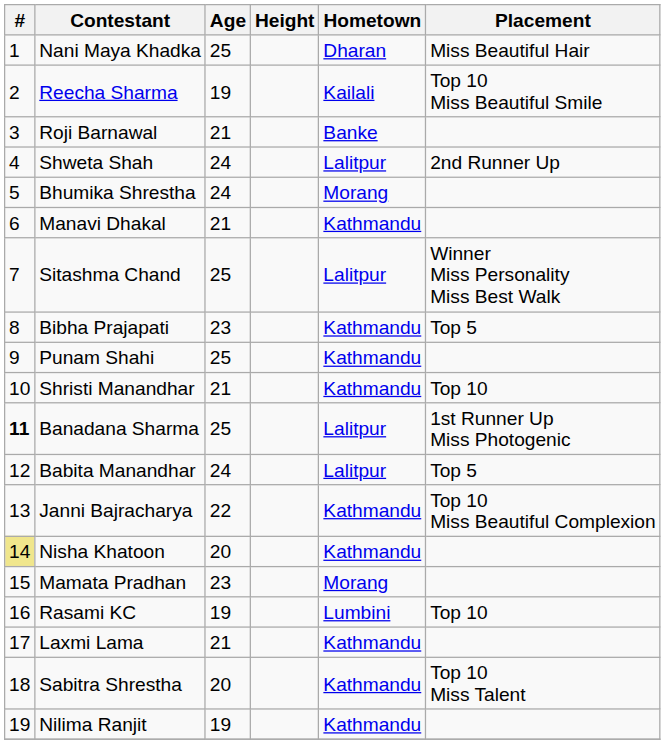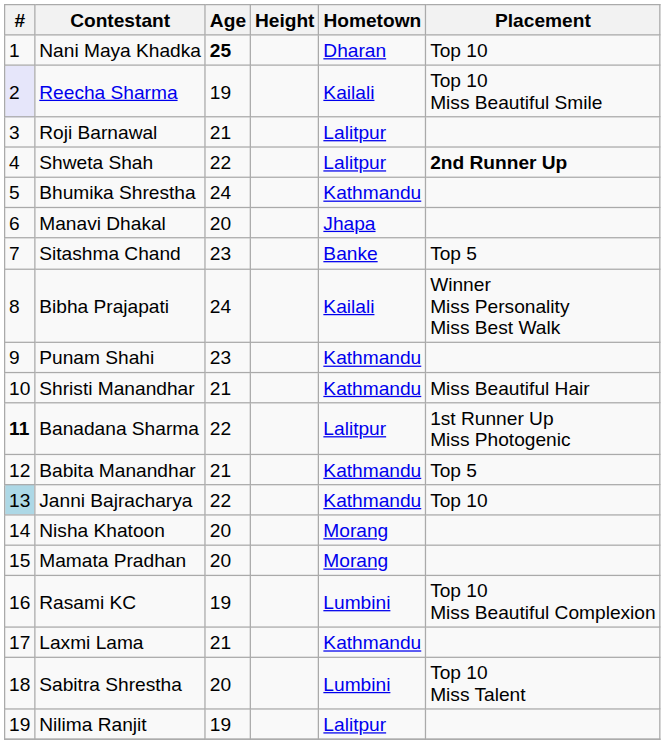(221, 50) normal -> (221, 50) bold
(510, 50) Miss Beautiful Hair -> (459, 50) Top 10
(14, 91) no background -> (14, 91) lavender background
(351, 132) Banke -> (355, 132) Lalitpur
(221, 163) 24 -> (221, 163) 22
(495, 163) normal -> (499, 163) bold
(356, 193) Morang -> (372, 193) Kathmandu
(221, 223) 21 -> (221, 223) 20
(372, 223) Kathmandu -> (349, 223) Jhapa
(221, 275) 25 -> (221, 254) 23
(355, 275) Lalitpur -> (351, 254) Banke
(500, 275) Winner Miss Personality Miss Best Walk -> (454, 254) Top 5
(221, 327) 23 -> (221, 305) 24
(372, 327) Kathmandu -> (349, 305) Kailali
(454, 327) Top 5 -> (500, 305) Winner Miss Personality Miss Best Walk
(221, 357) 25 -> (221, 357) 23
(459, 387) Top 10 -> (510, 387) Miss Beautiful Hair
(221, 428) 25 -> (221, 428) 22
(221, 469) 24 -> (221, 469) 21
(355, 469) Lalitpur -> (372, 469) Kathmandu
(20, 511) no background -> (20, 500) lightblue background
(543, 511) Top 10 Miss Beautiful Complexion -> (459, 500) Top 10
(20, 552) khaki background -> (20, 530) no background
(372, 552) Kathmandu -> (356, 530) Morang
(221, 582) 23 -> (221, 560) 20
(459, 612) Top 10 -> (543, 601) Top 10 Miss Beautiful Complexion
(372, 684) Kathmandu -> (357, 684) Lumbini
(372, 725) Kathmandu -> (355, 725) Lalitpur
